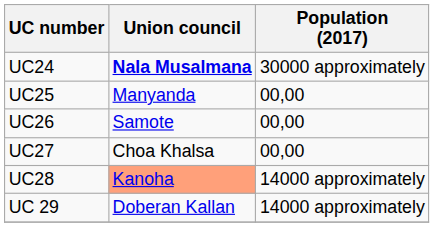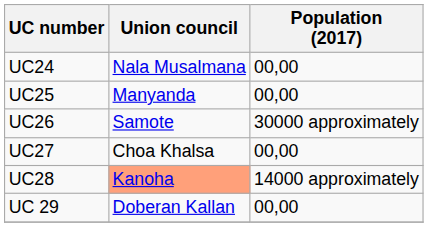(182, 66) bold -> (179, 66) normal
(342, 66) 30000 approximately -> (276, 66) 00,00
(282, 123) 00,00 -> (336, 123) 30000 approximately
(342, 207) 14000 approximately -> (276, 207) 00,00
